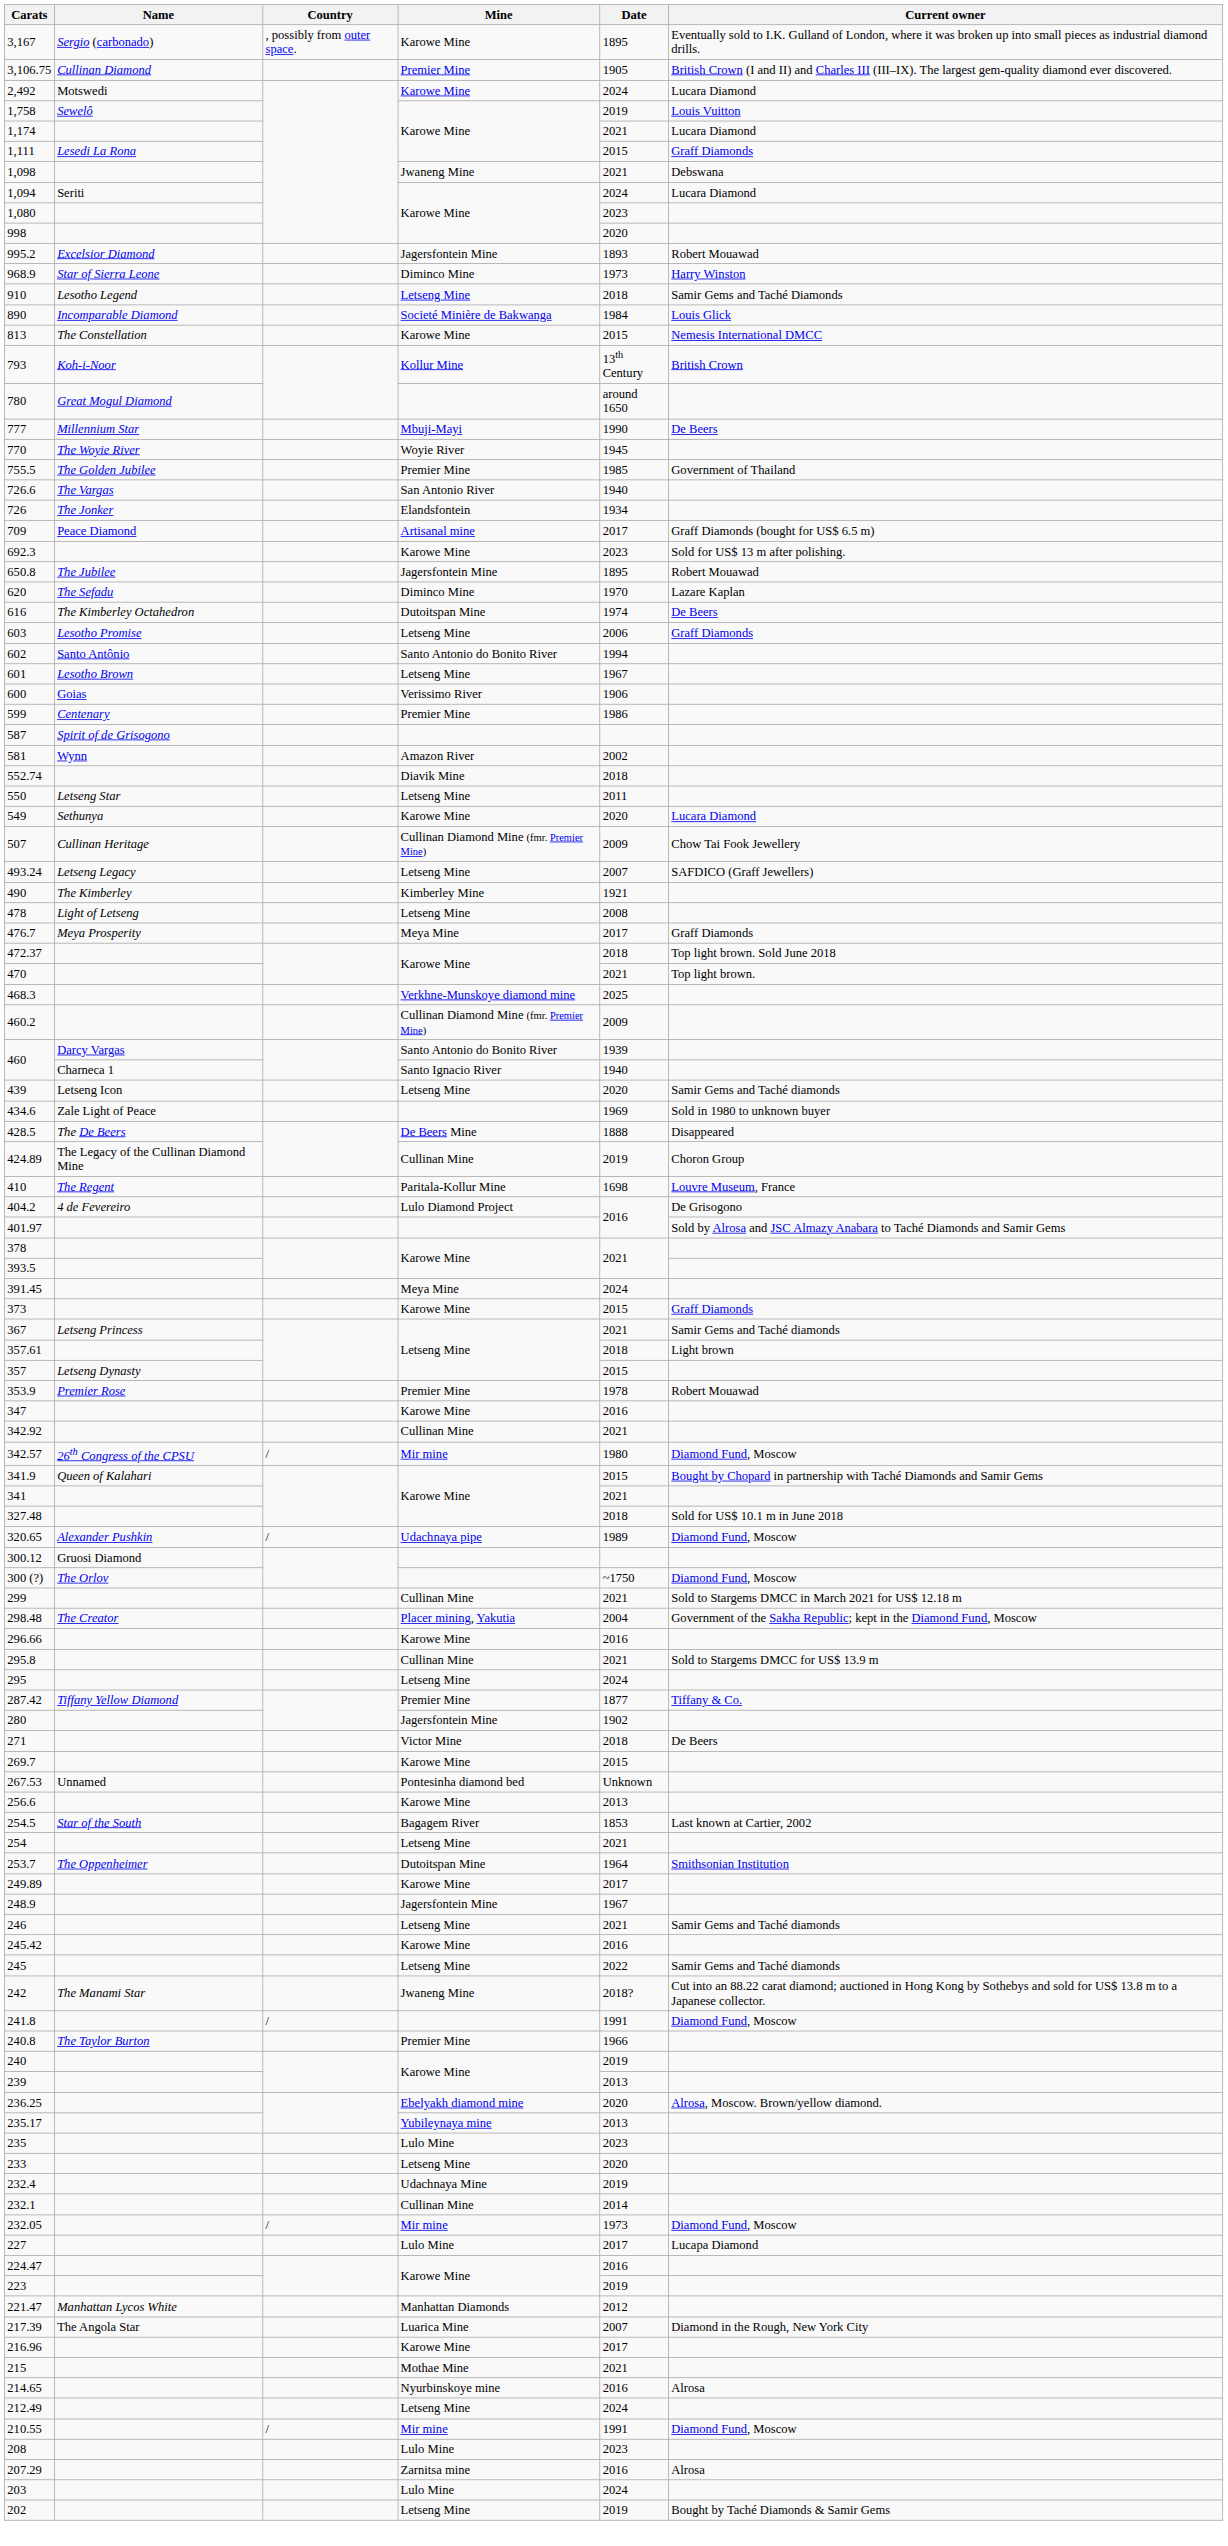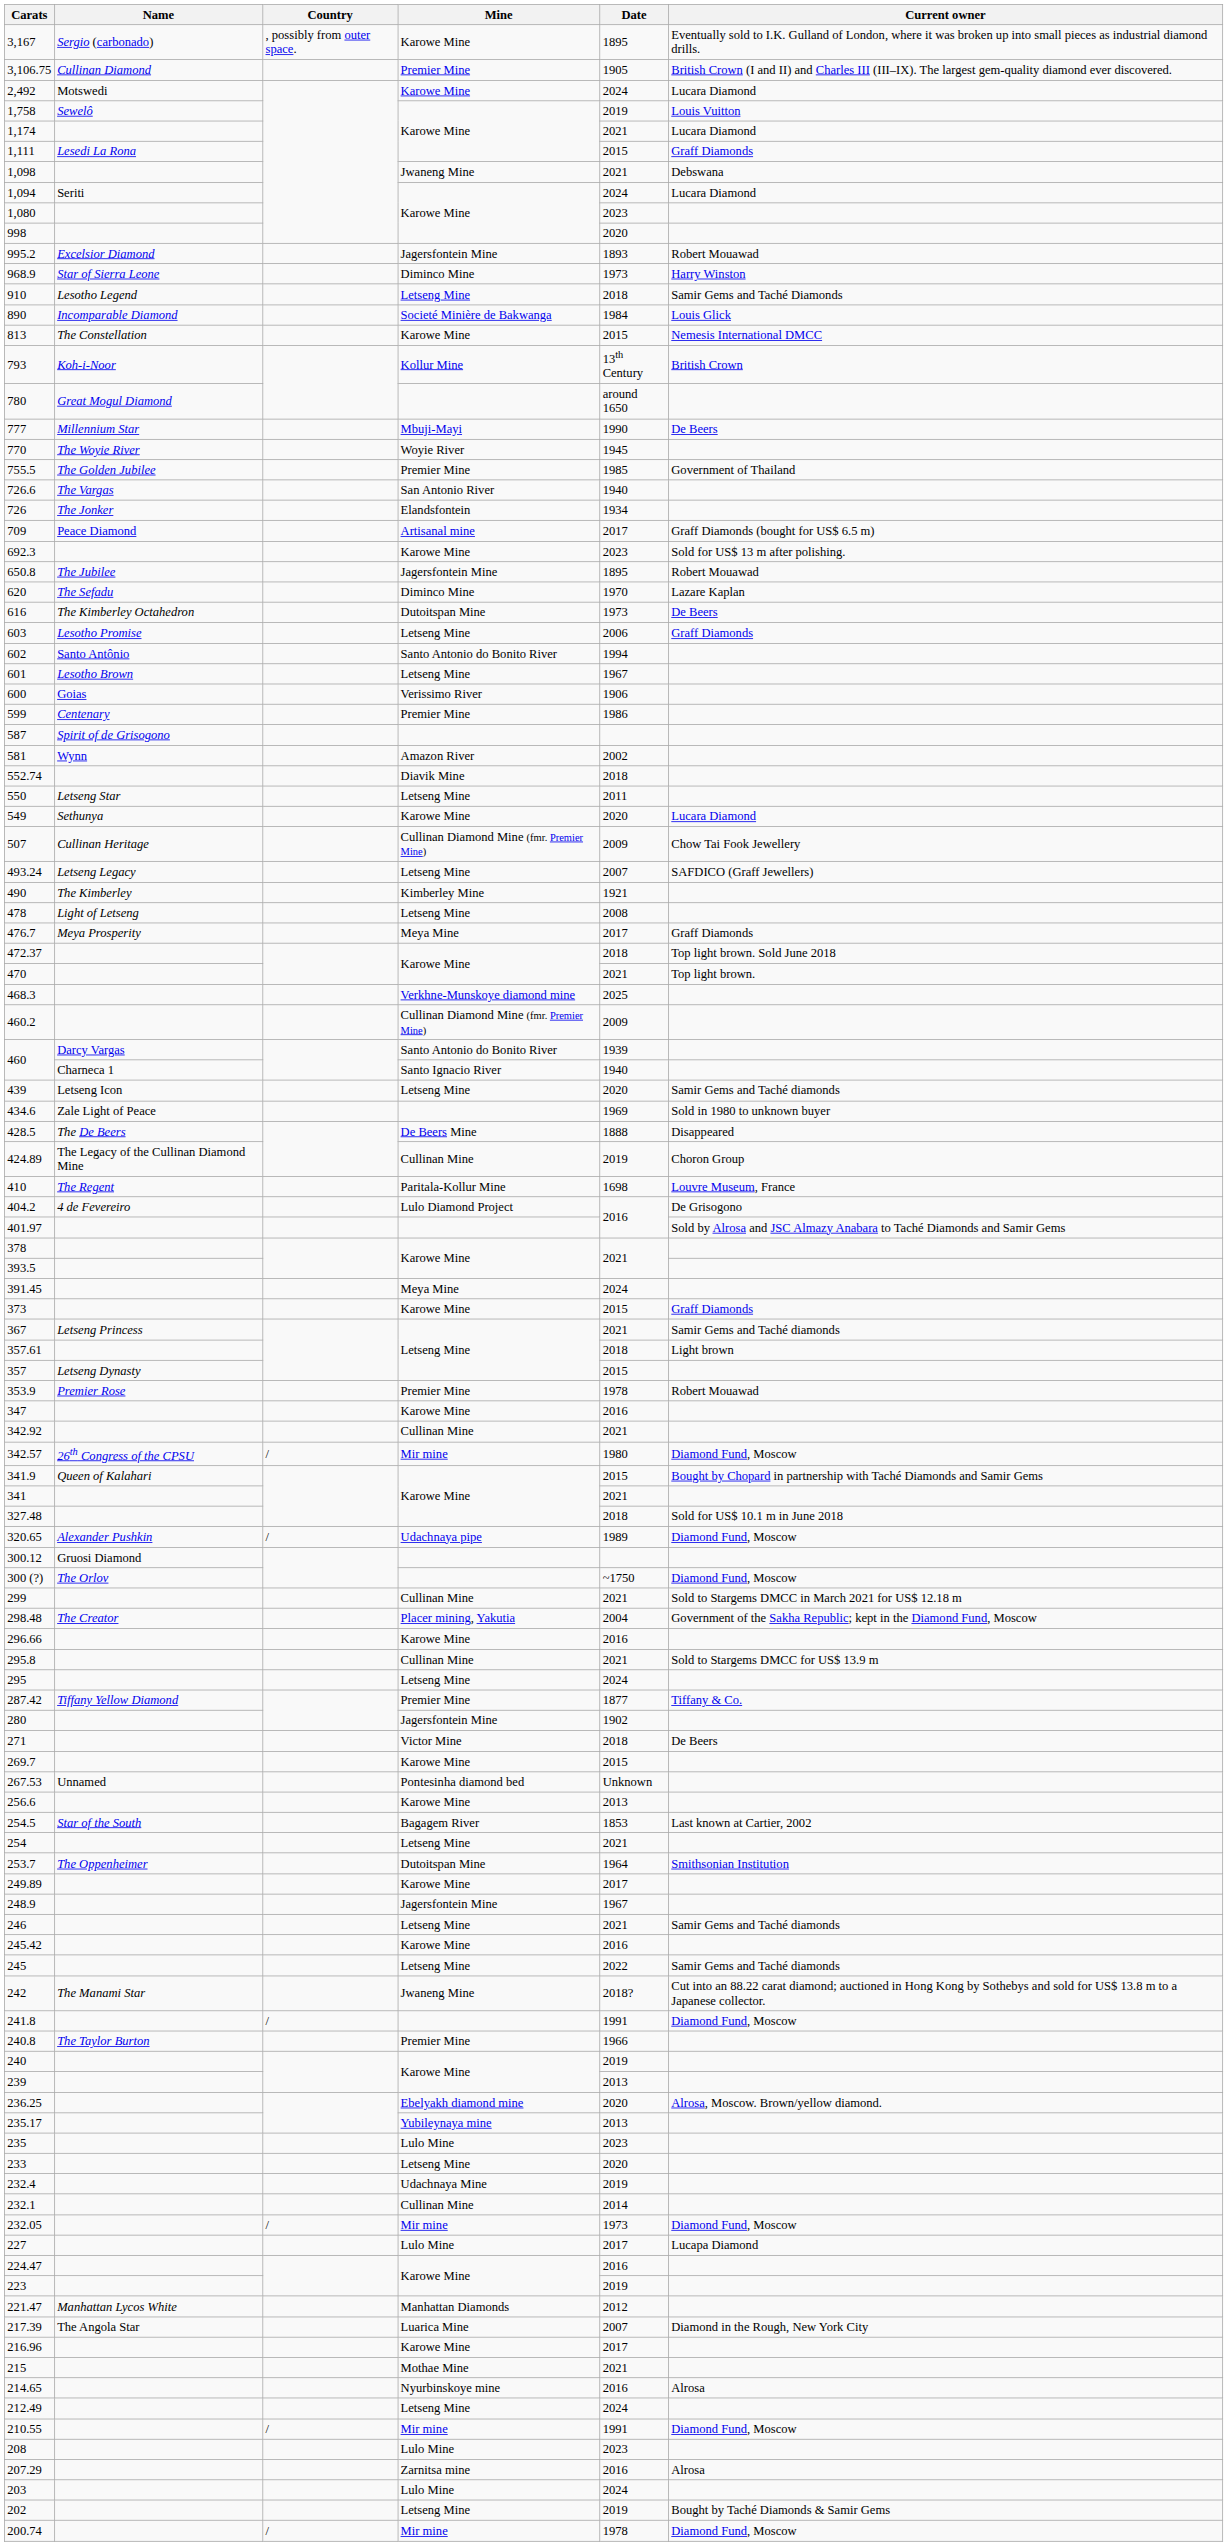(615, 612) 1974 -> (615, 612) 1973
+ row: (25, 2530)
